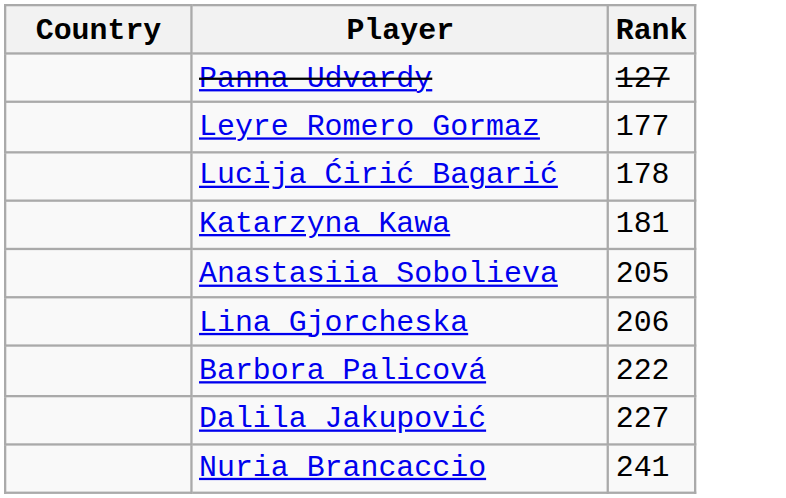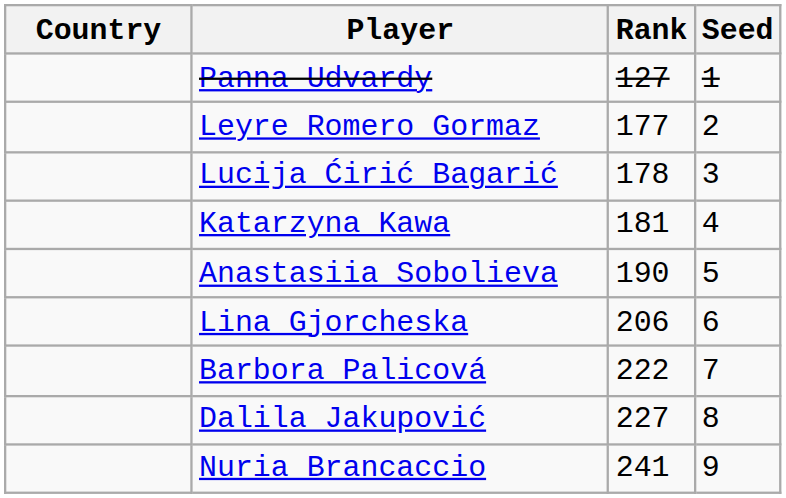+ column: (738, 30)
(643, 273) 205 -> (643, 273) 190
